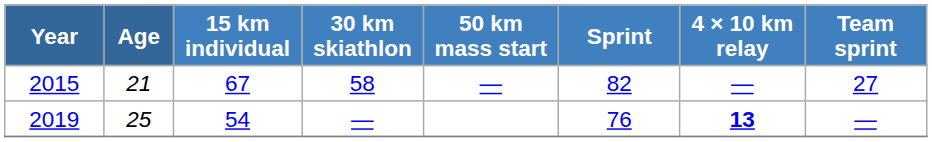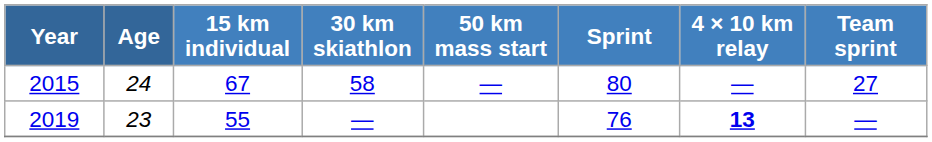(139, 84) 21 -> (139, 84) 24
(619, 84) 82 -> (619, 84) 80
(139, 119) 25 -> (139, 119) 23
(238, 119) 54 -> (238, 119) 55
